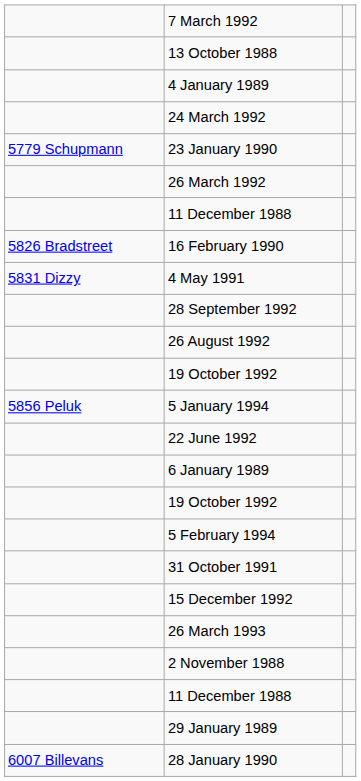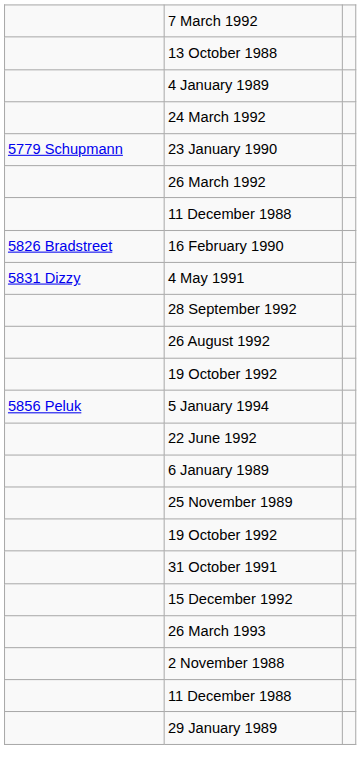+ row: (84, 503)
- row: (84, 535)
- row: (56, 759)
